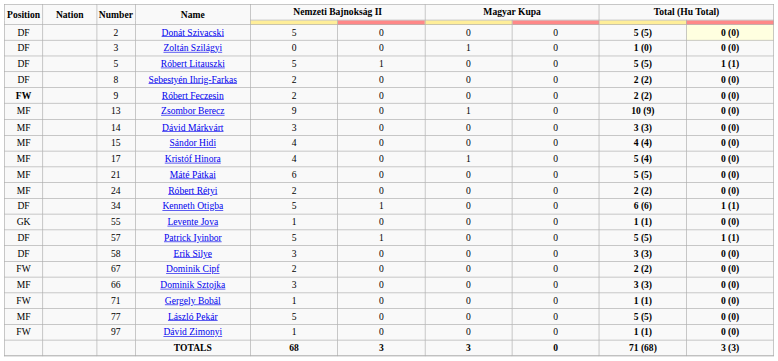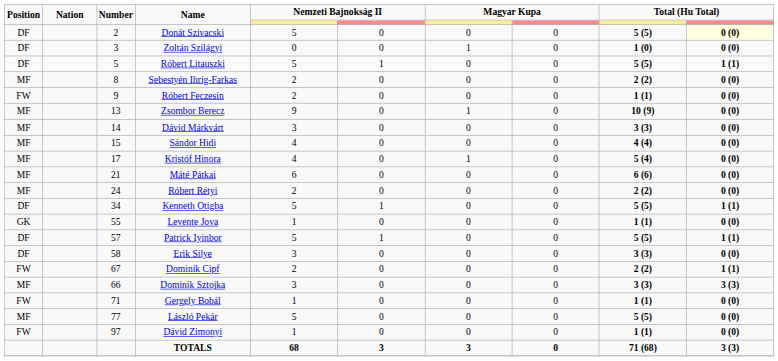(24, 80) DF -> (24, 80) MF
(24, 95) bold -> (24, 95) normal
(643, 95) 2 (2) -> (643, 95) 1 (1)
(643, 174) 5 (5) -> (643, 174) 6 (6)
(643, 206) 6 (6) -> (643, 206) 5 (5)
(730, 269) 0 (0) -> (730, 269) 1 (1)
(730, 285) 0 (0) -> (730, 285) 3 (3)
